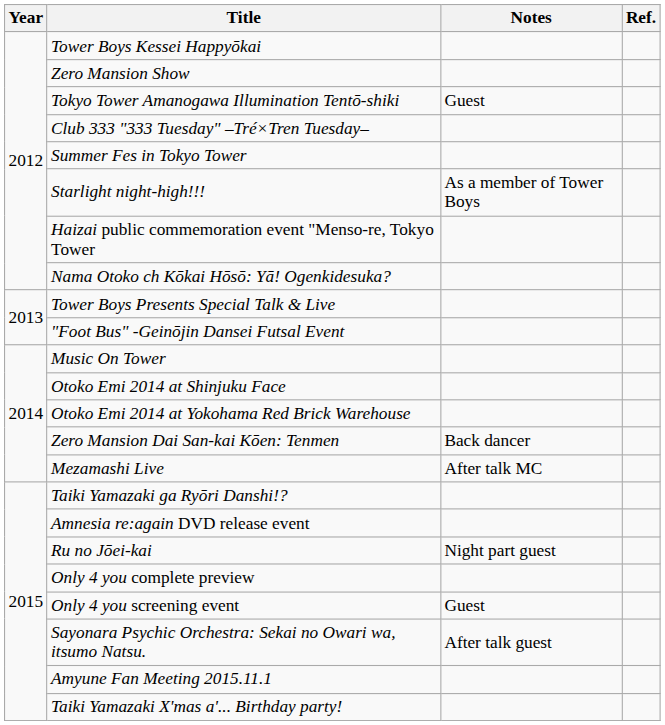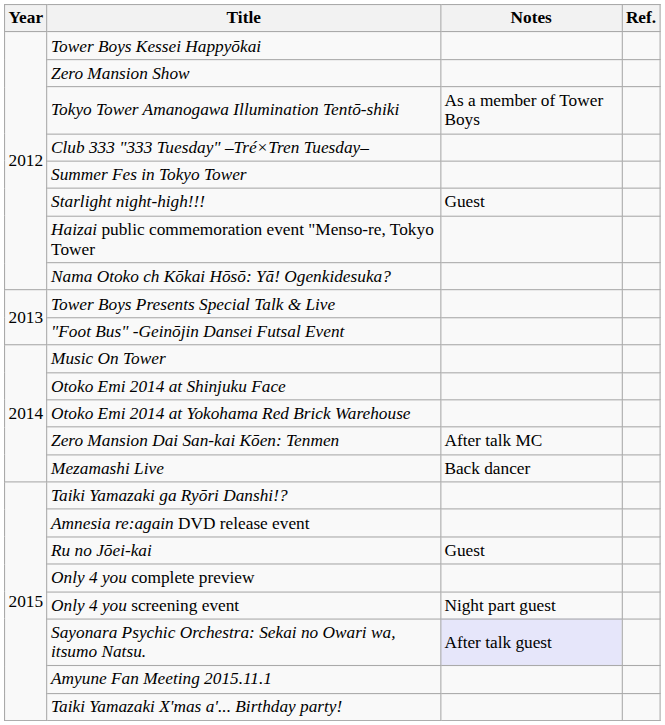(465, 100) Guest -> (524, 110) As a member of Tower Boys
(524, 192) As a member of Tower Boys -> (465, 202) Guest
(487, 440) Back dancer -> (493, 440) After talk MC
(493, 468) After talk MC -> (487, 468) Back dancer
(500, 550) Night part guest -> (465, 550) Guest
(465, 605) Guest -> (500, 605) Night part guest
(498, 642) no background -> (498, 642) lavender background
